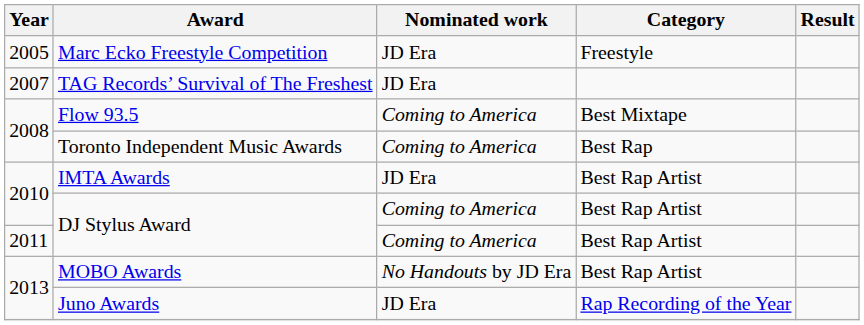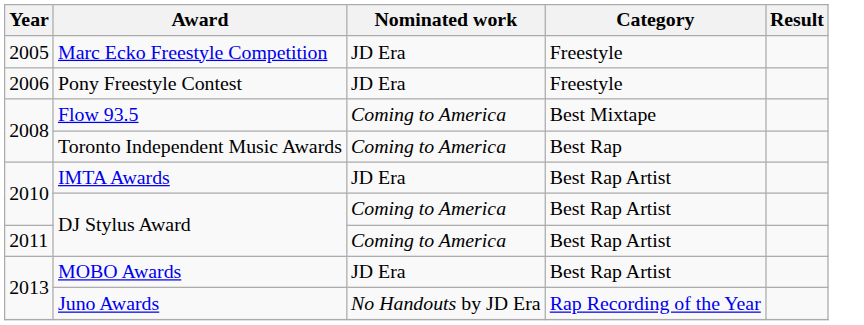+ row: (29, 83)
- row: (29, 83)
(476, 271) No Handouts by JD Era -> (378, 271) JD Era
(409, 303) JD Era -> (446, 303) No Handouts by JD Era
